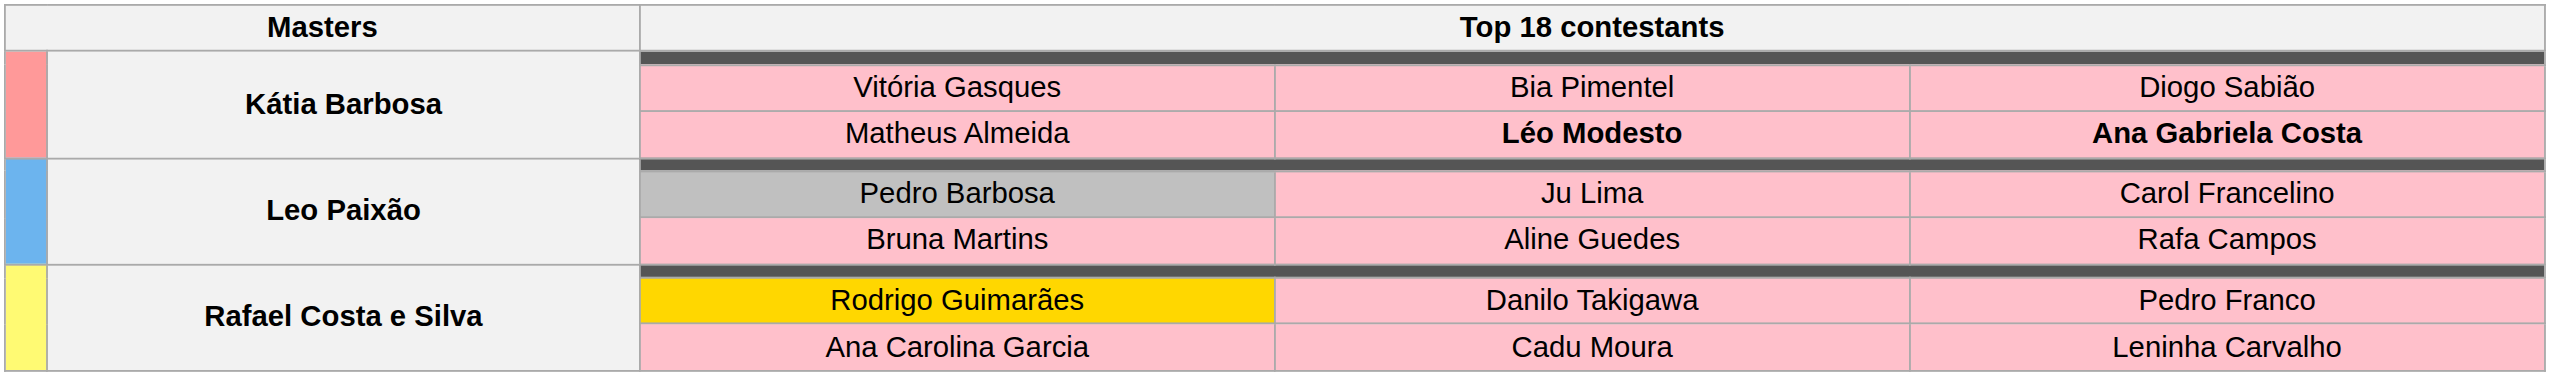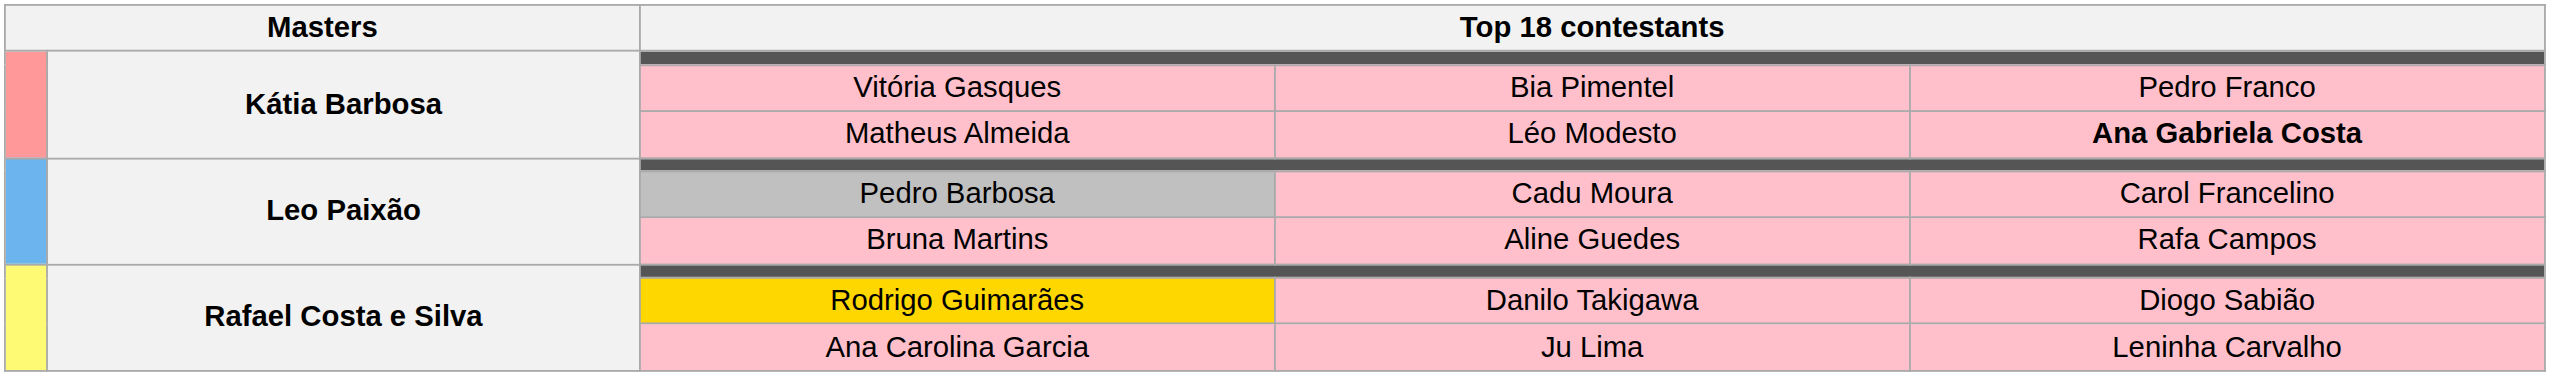(2227, 87) Diogo Sabião -> (2227, 87) Pedro Franco
(1592, 134) bold -> (1592, 134) normal
(1592, 194) Ju Lima -> (1592, 194) Cadu Moura
(2227, 300) Pedro Franco -> (2227, 300) Diogo Sabião
(1592, 346) Cadu Moura -> (1592, 346) Ju Lima
